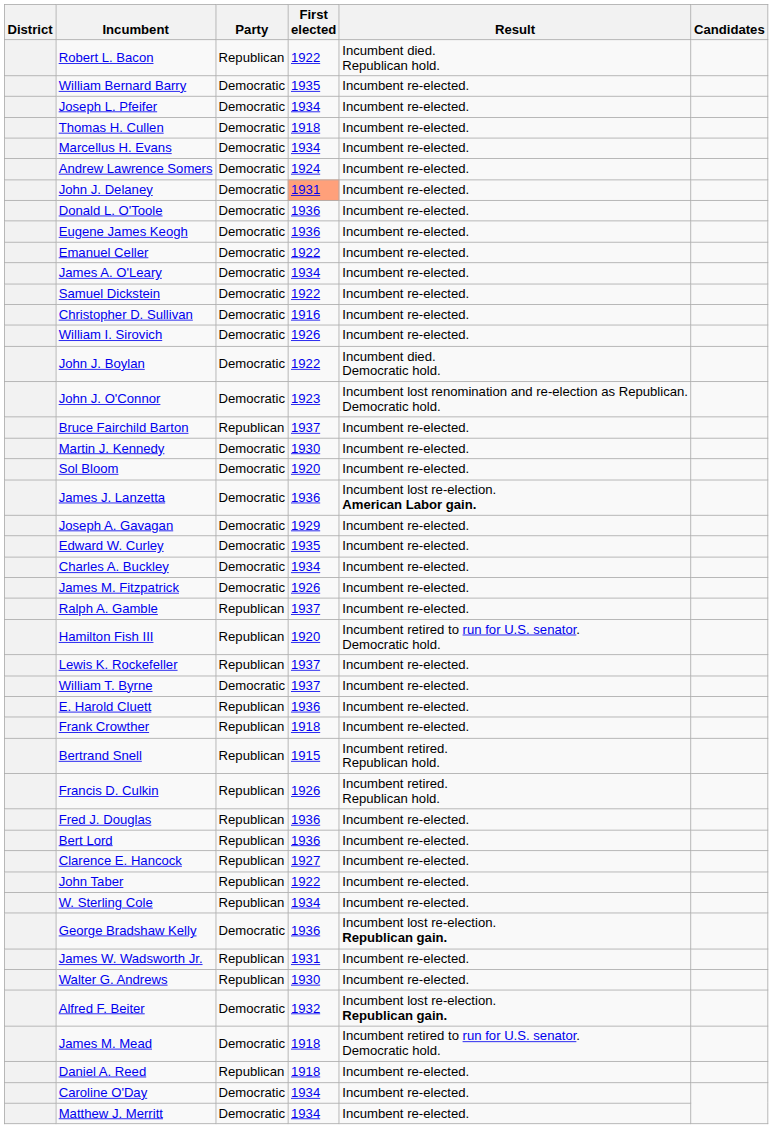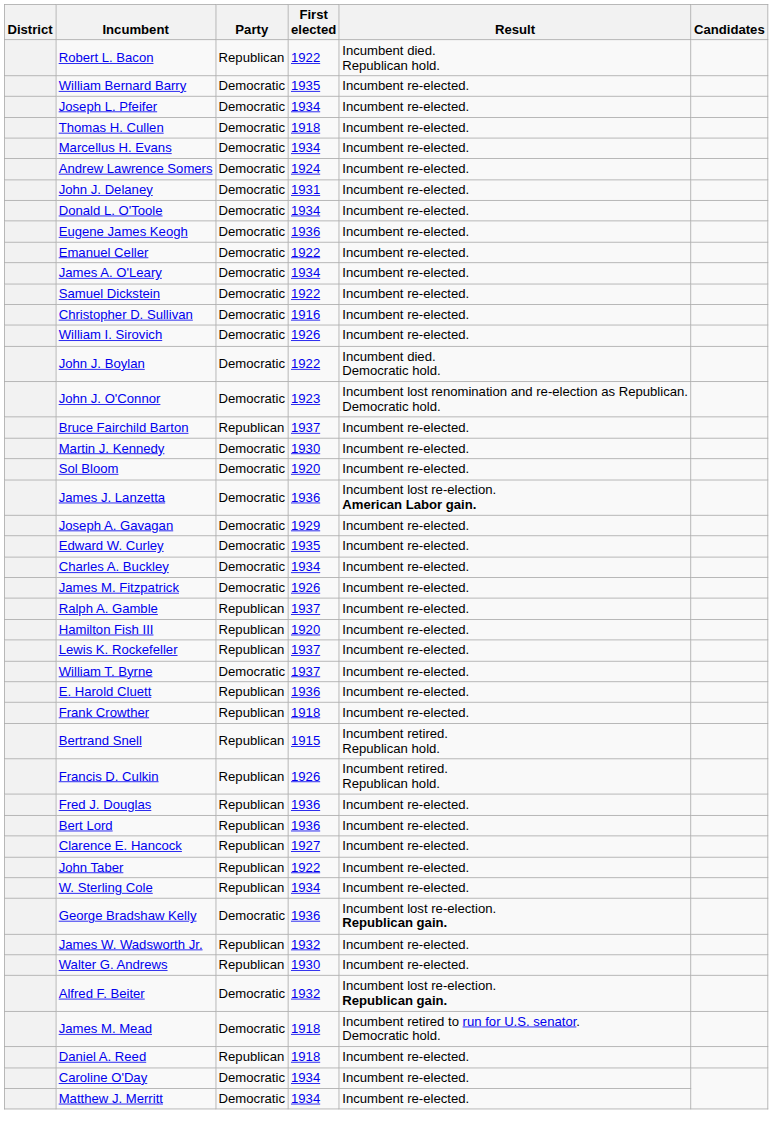(306, 190) lightsalmon background -> (306, 190) no background
(306, 210) 1936 -> (306, 210) 1934
(461, 637) Incumbent retired to run for U.S. senator. Democratic hold. -> (406, 629) Incumbent re-elected.
(306, 959) 1931 -> (306, 944) 1932
